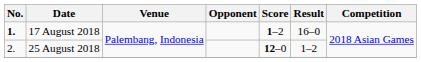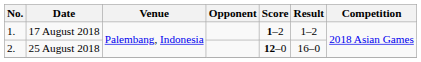(11, 31) bold -> (11, 31) normal
(309, 31) 16–0 -> (309, 31) 1–2
(309, 48) 1–2 -> (309, 48) 16–0
